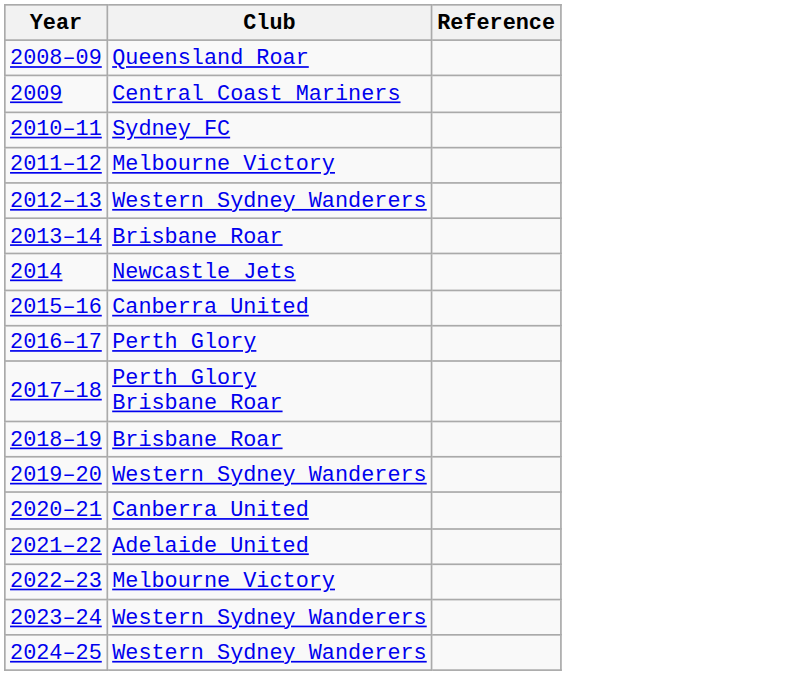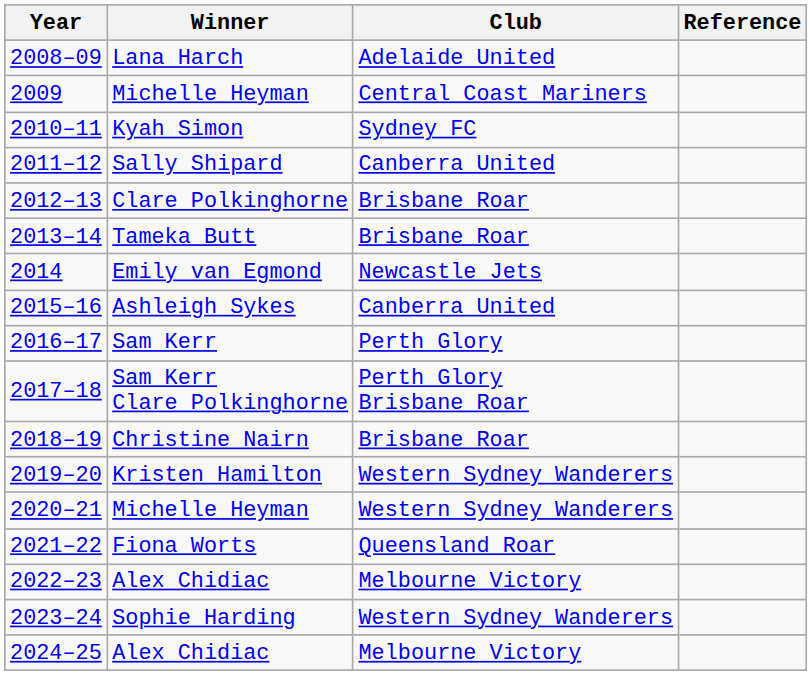+ column: (230, 23)
(210, 58) Queensland Roar -> (457, 58) Adelaide United
(224, 165) Melbourne Victory -> (457, 165) Canberra United
(269, 201) Western Sydney Wanderers -> (444, 201) Brisbane Roar
(210, 511) Canberra United -> (516, 511) Western Sydney Wanderers
(210, 546) Adelaide United -> (457, 546) Queensland Roar
(269, 653) Western Sydney Wanderers -> (470, 653) Melbourne Victory
